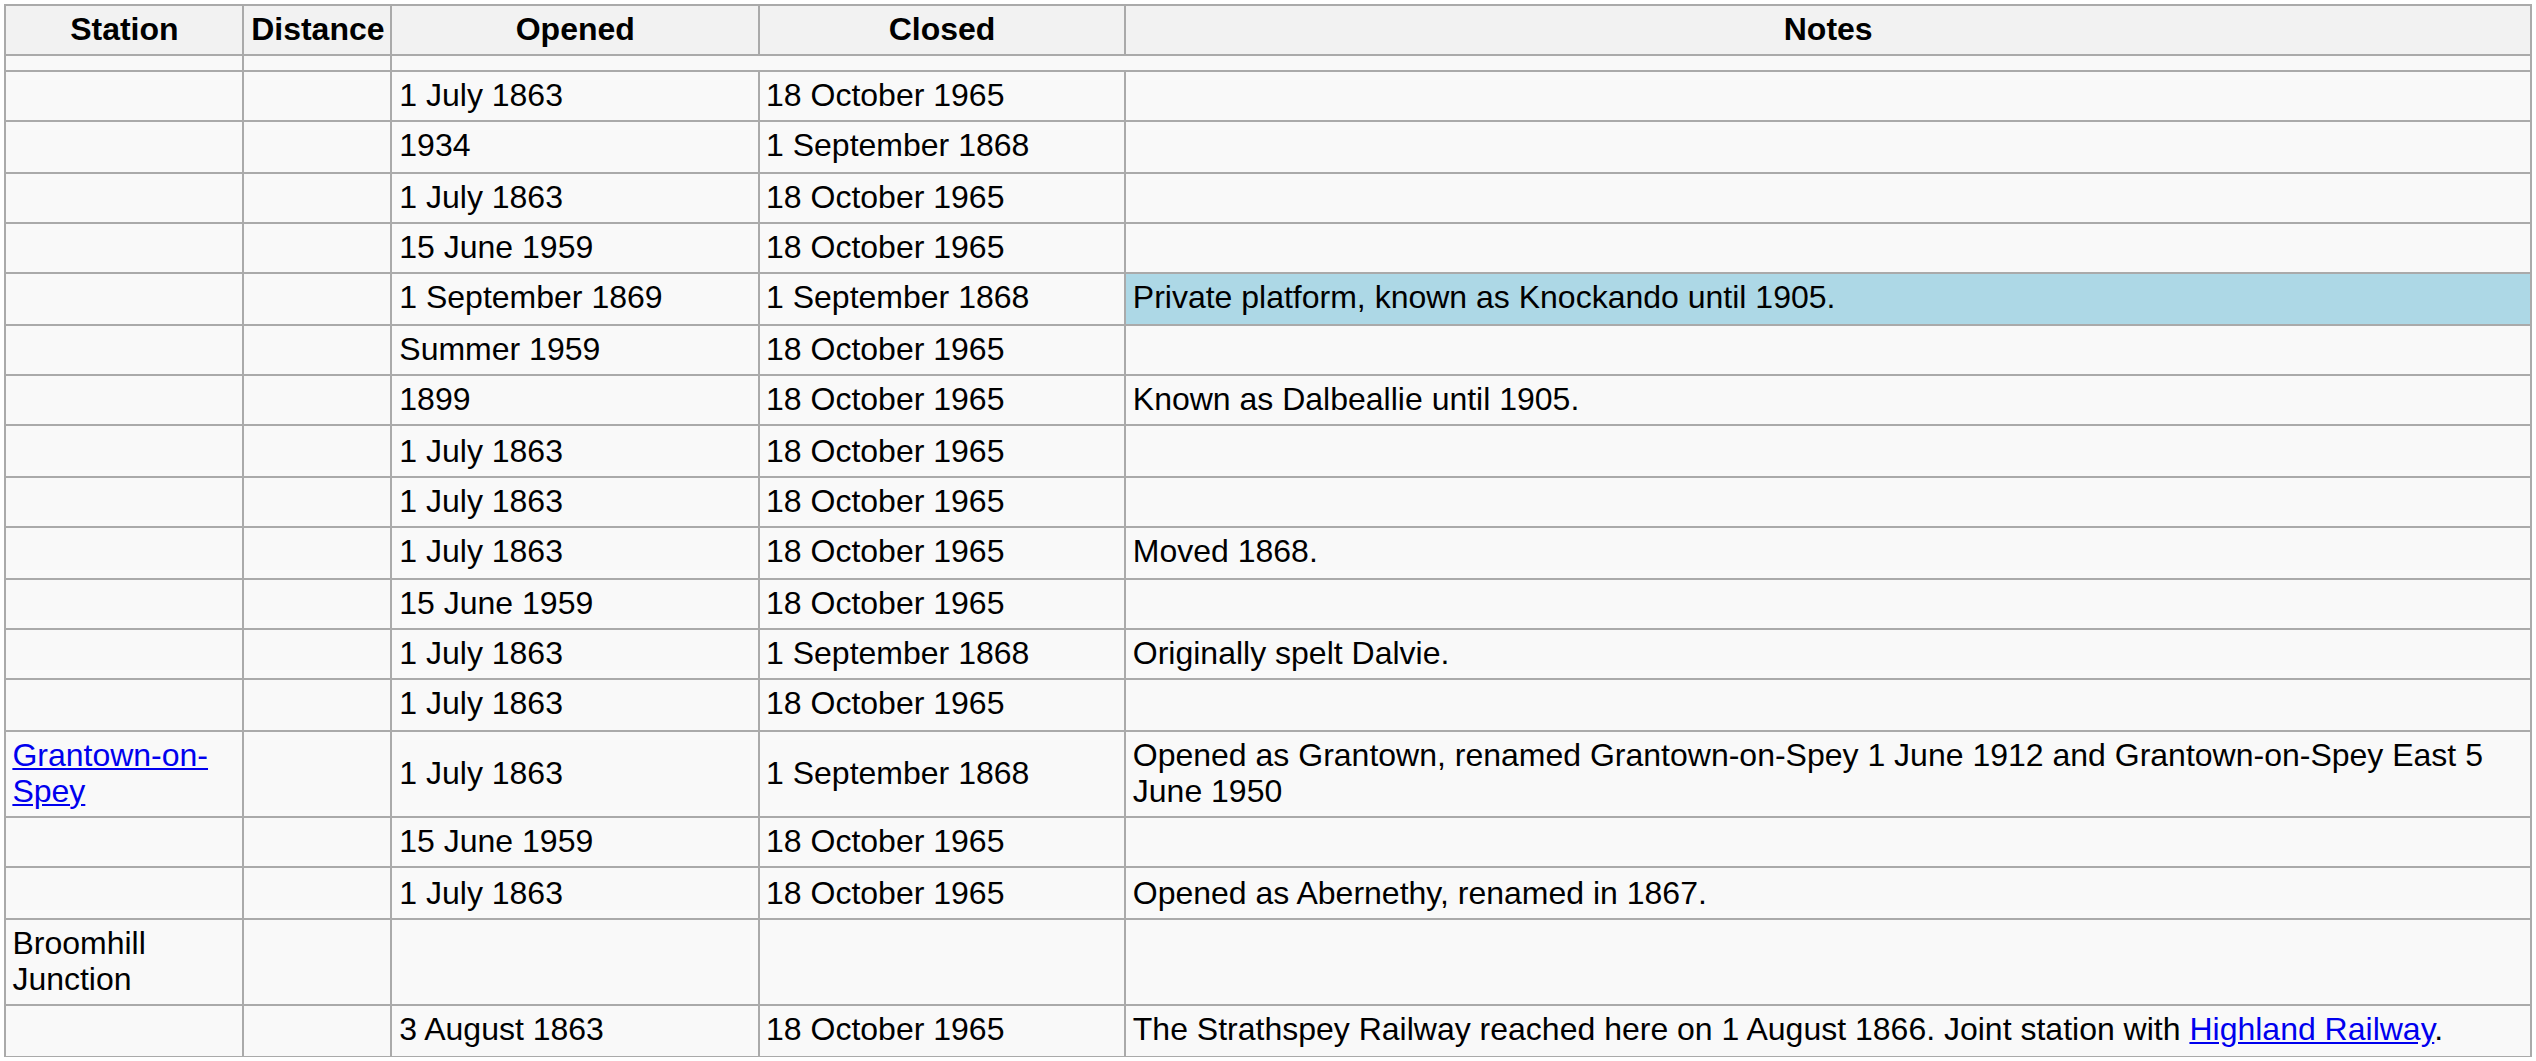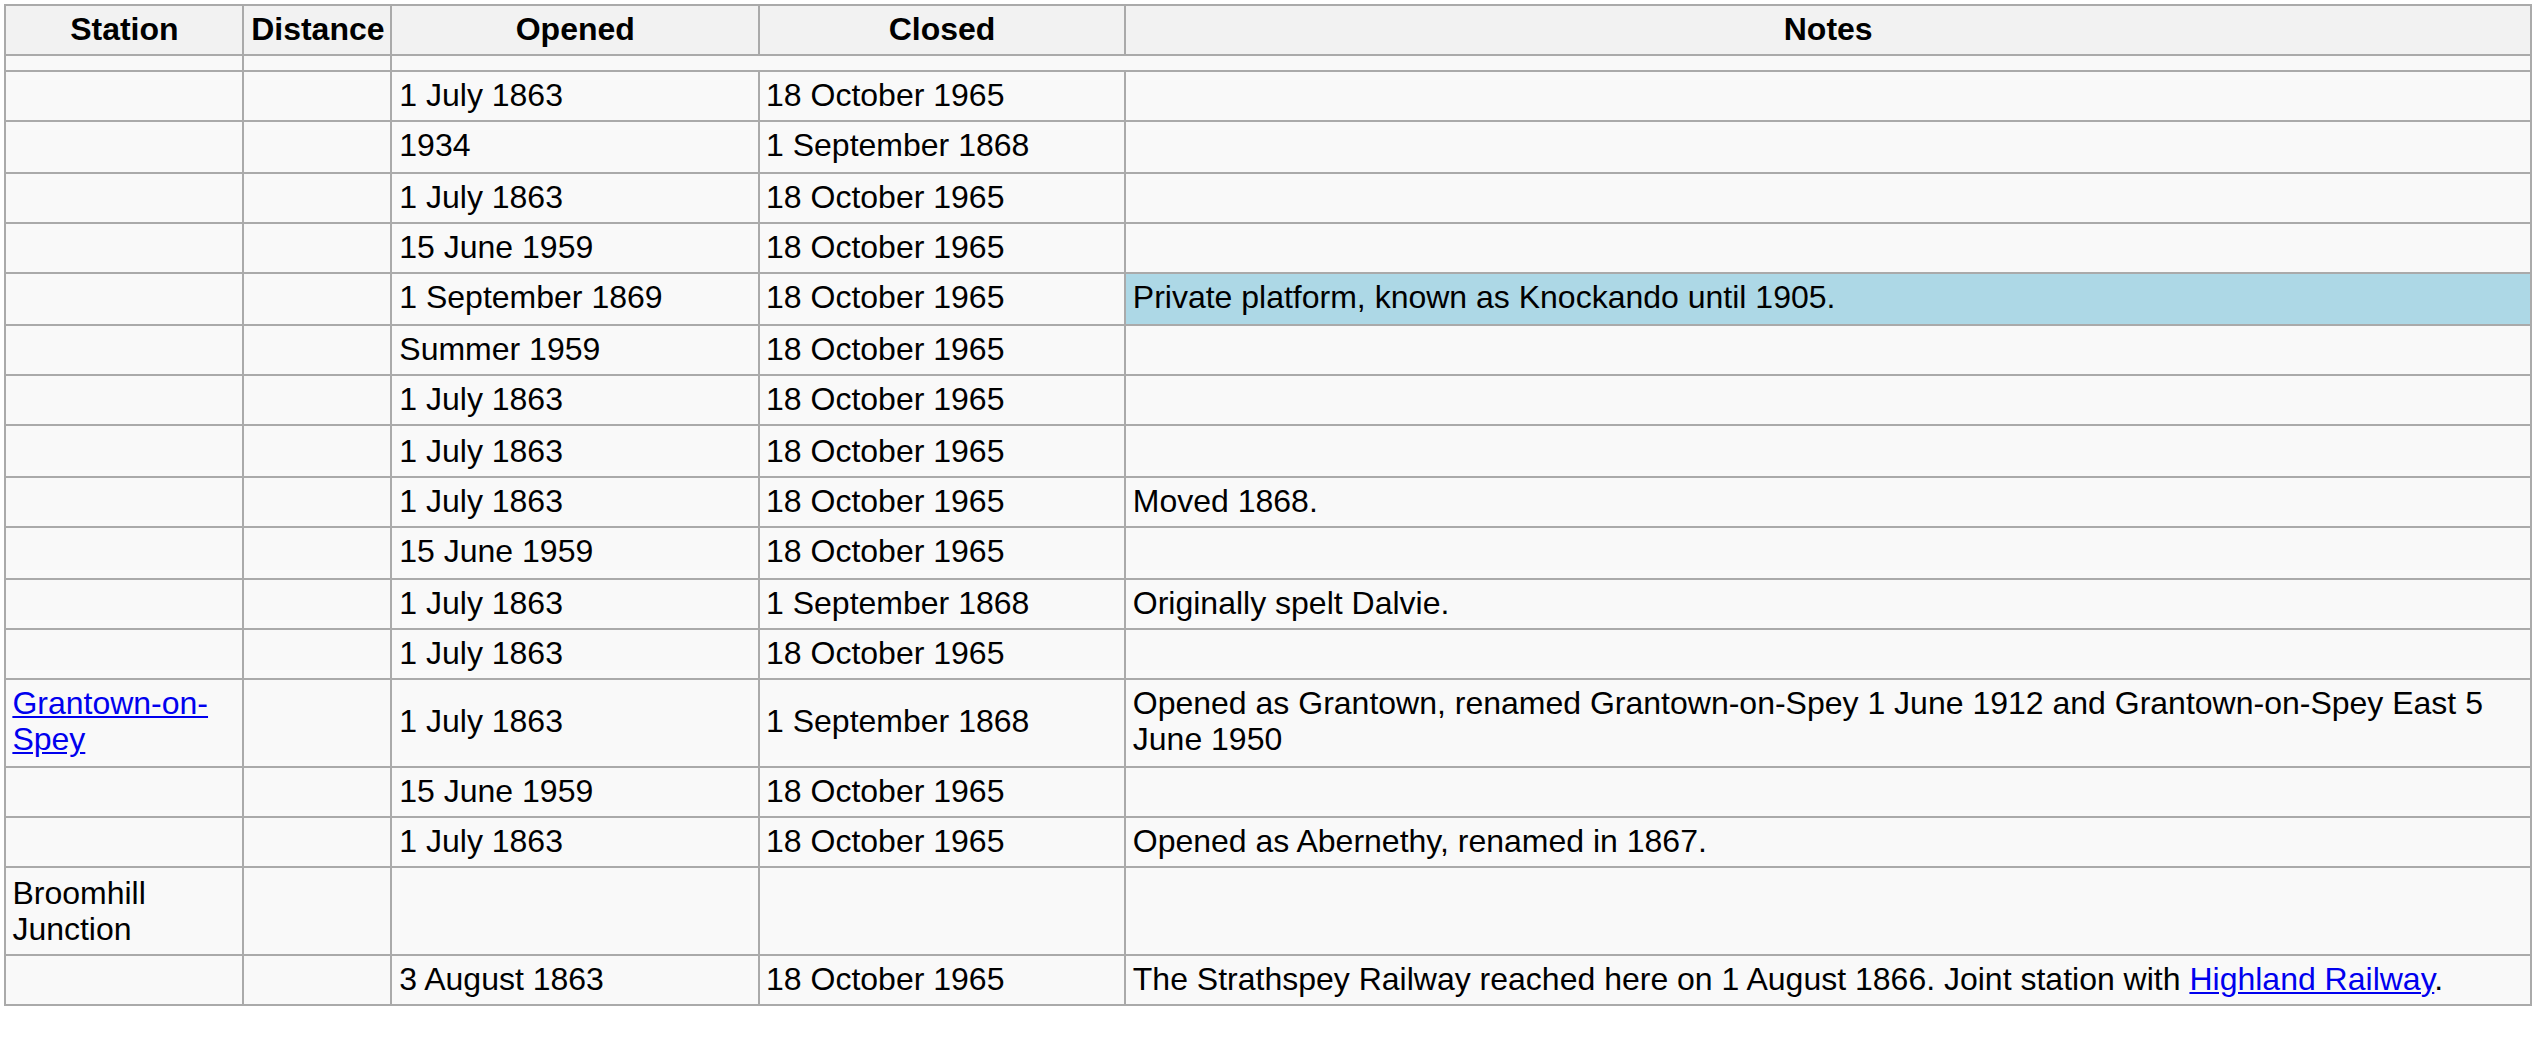(898, 298) 1 September 1868 -> (885, 298) 18 October 1965
- row: (124, 400)
